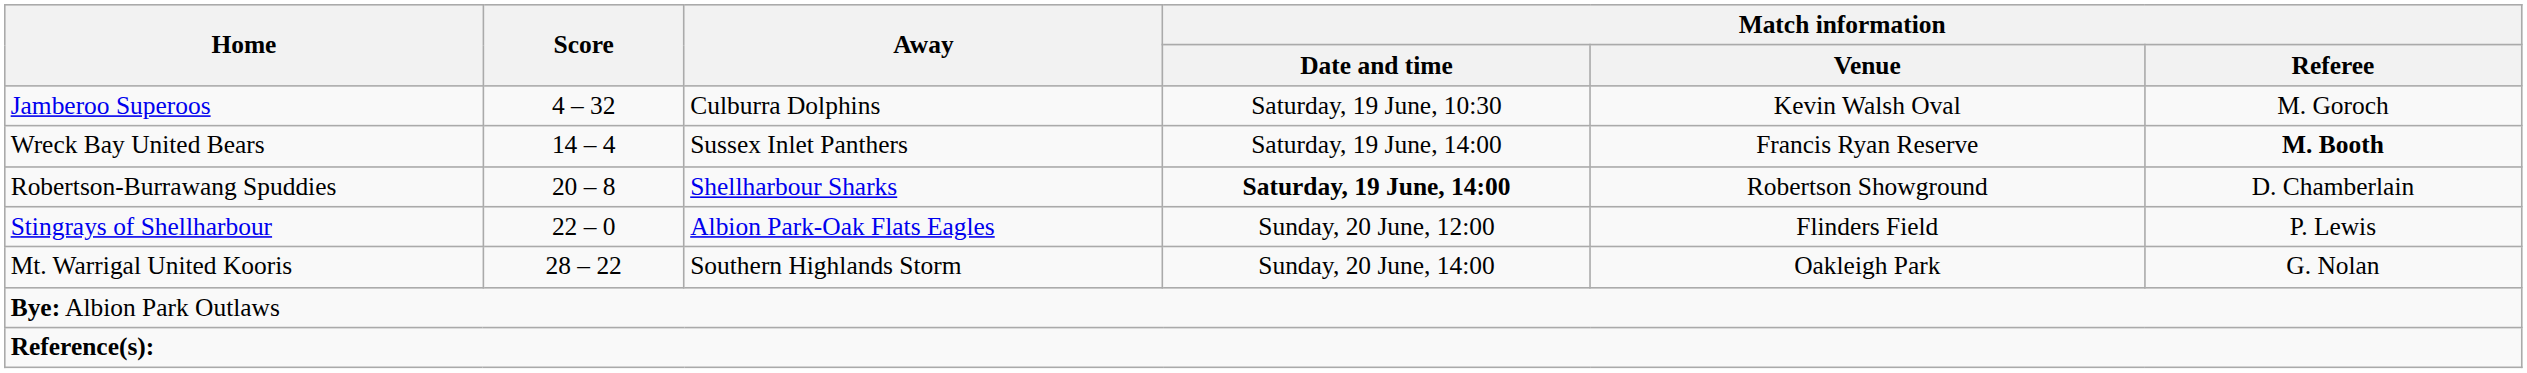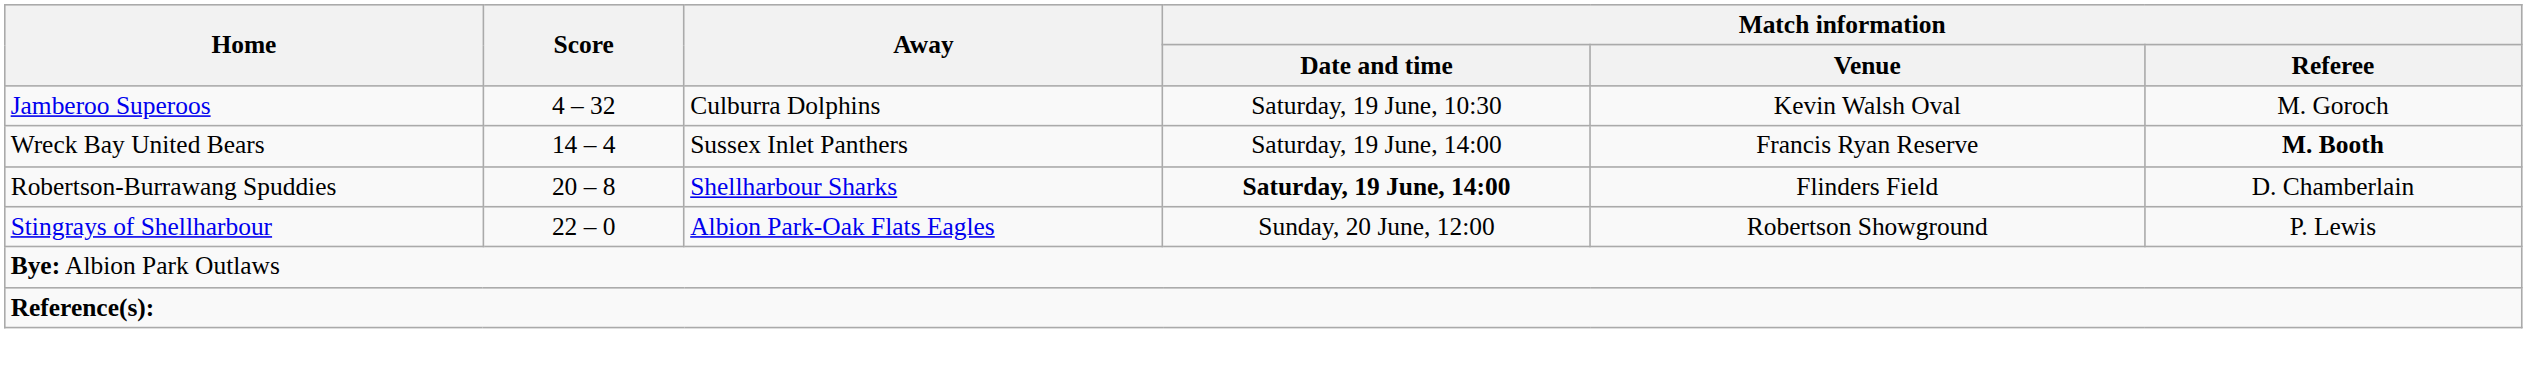(1867, 186) Robertson Showground -> (1867, 186) Flinders Field
(1867, 226) Flinders Field -> (1867, 226) Robertson Showground
- row: (151, 266)
